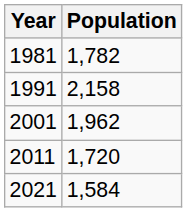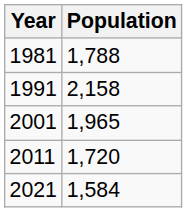(93, 55) 1,782 -> (93, 55) 1,788
(93, 122) 1,962 -> (93, 122) 1,965
